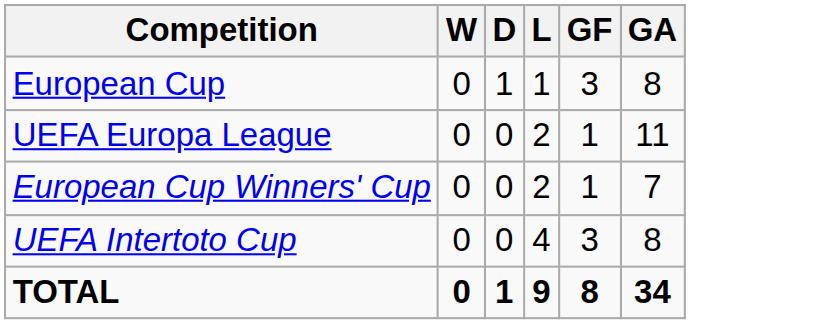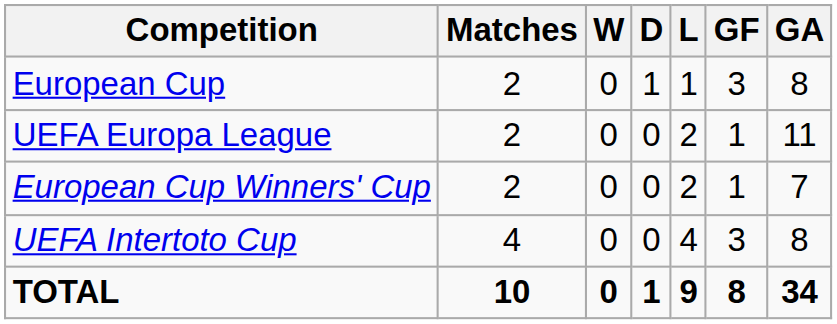+ column: (512, 30)
